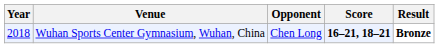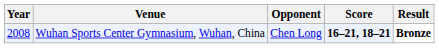(19, 33) 2018 -> (19, 33) 2008
